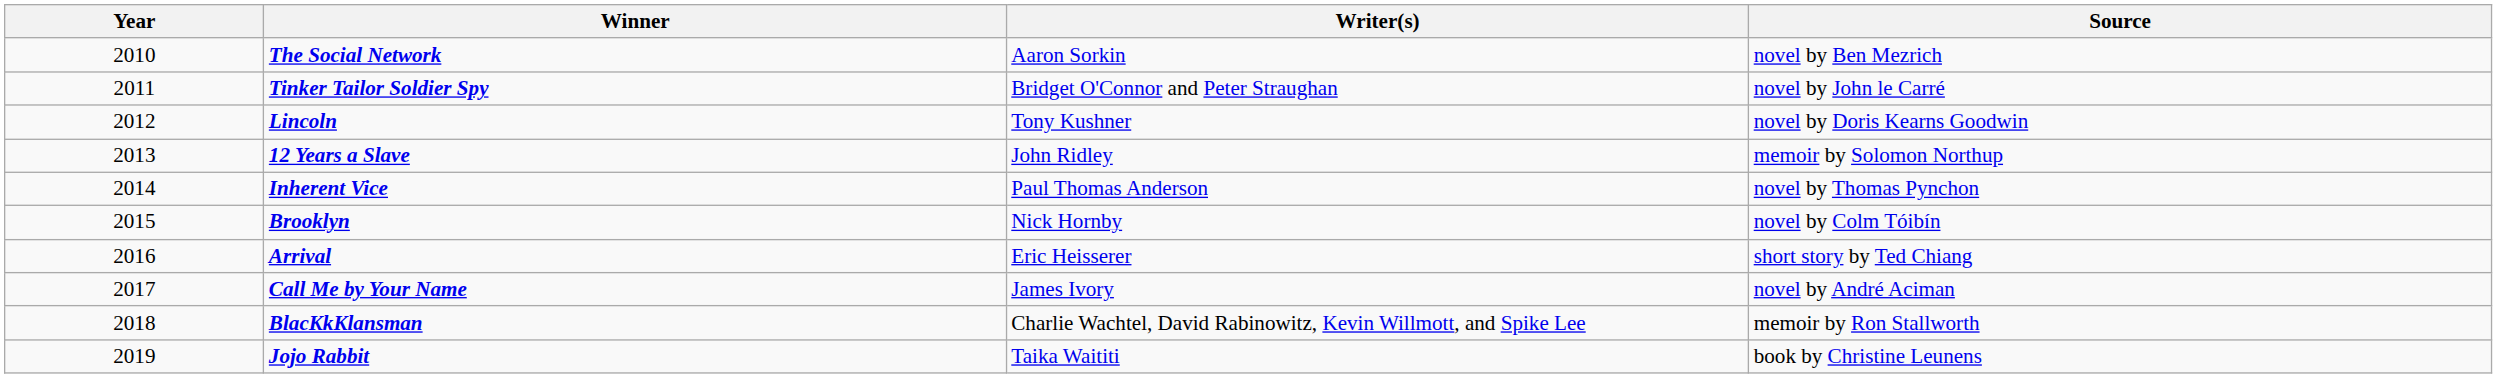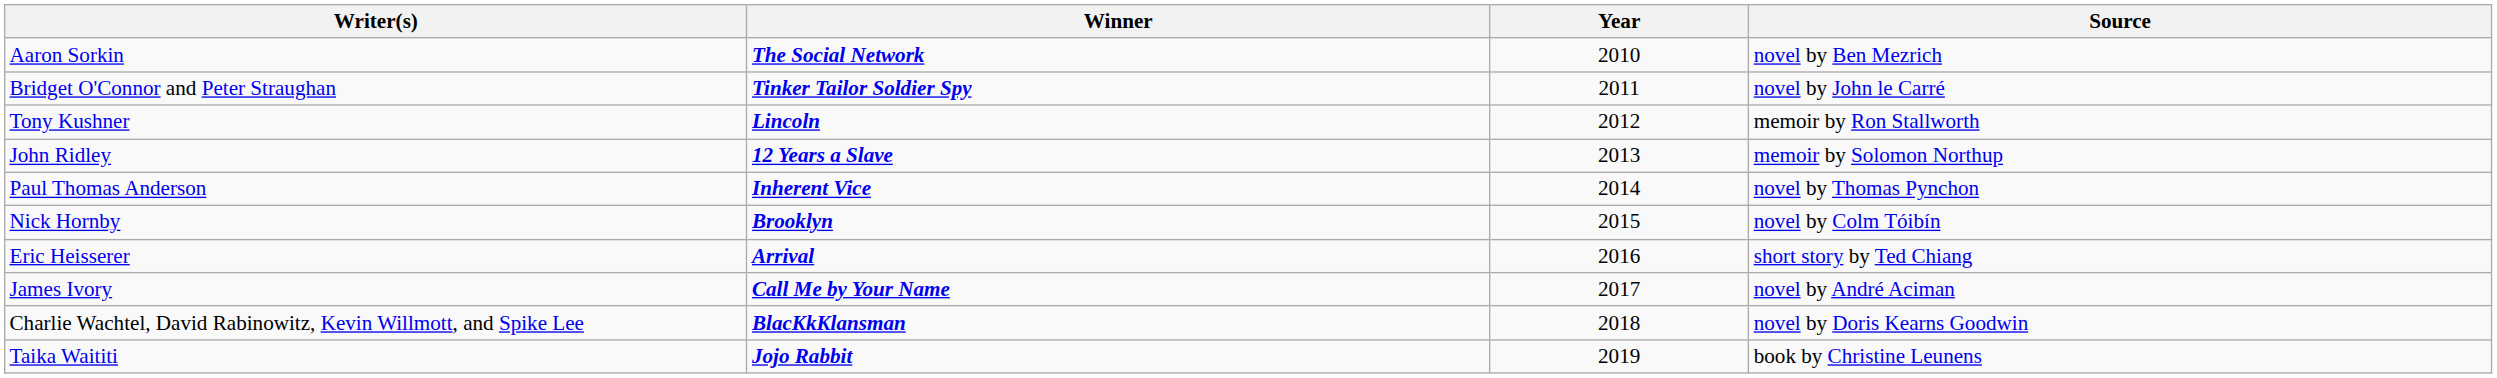columns swapped: (134, 21) <-> (1378, 21)
(1891, 121) novel by Doris Kearns Goodwin -> (1867, 121) memoir by Ron Stallworth
(1867, 322) memoir by Ron Stallworth -> (1891, 322) novel by Doris Kearns Goodwin
